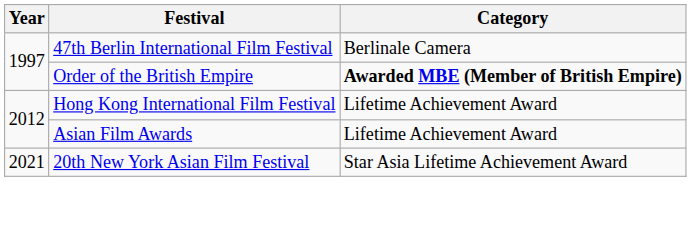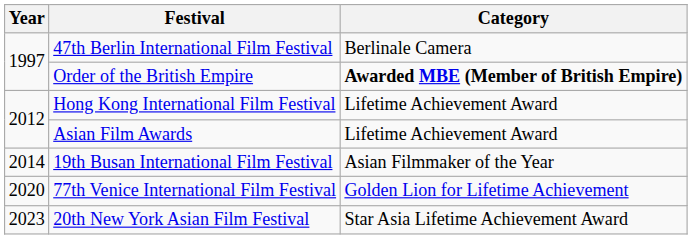+ row: (193, 162)
+ row: (195, 190)
(27, 162) 2021 -> (27, 219) 2023
